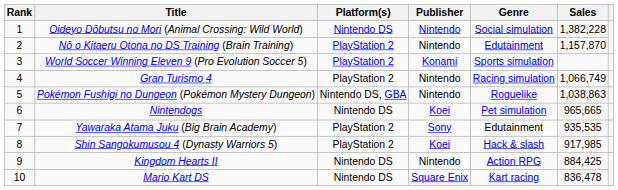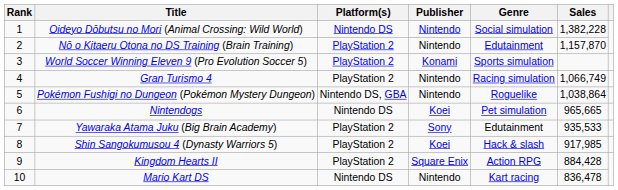(583, 95) 1,038,863 -> (583, 95) 1,038,864
(583, 128) 935,535 -> (583, 128) 935,533
(363, 161) Nintendo DS -> (363, 161) PlayStation 2
(440, 161) Nintendo -> (440, 161) Square Enix
(583, 161) 884,425 -> (583, 161) 884,428
(440, 177) Square Enix -> (440, 177) Nintendo
